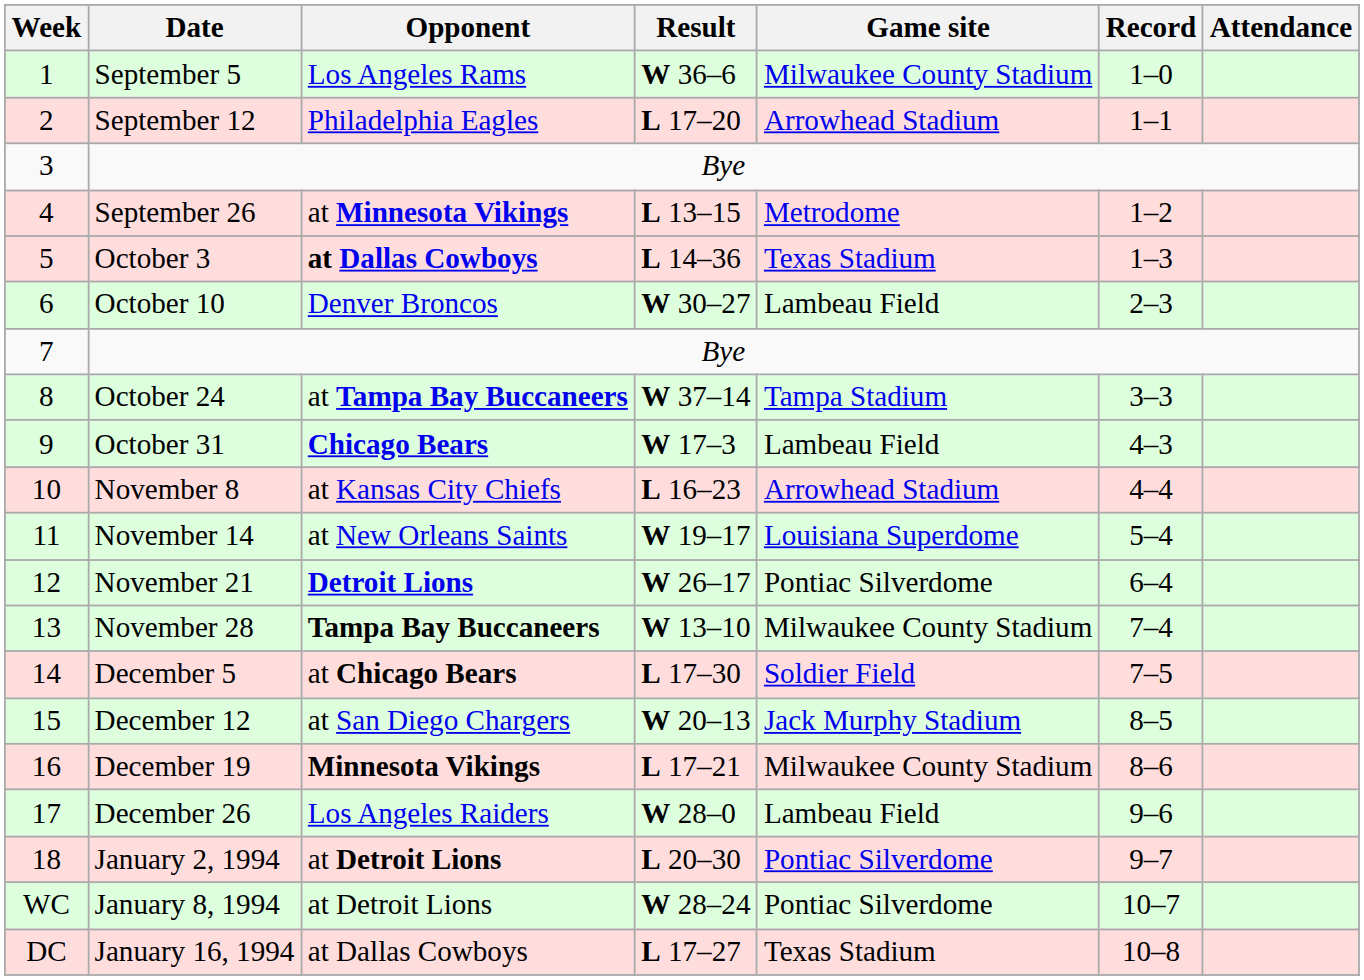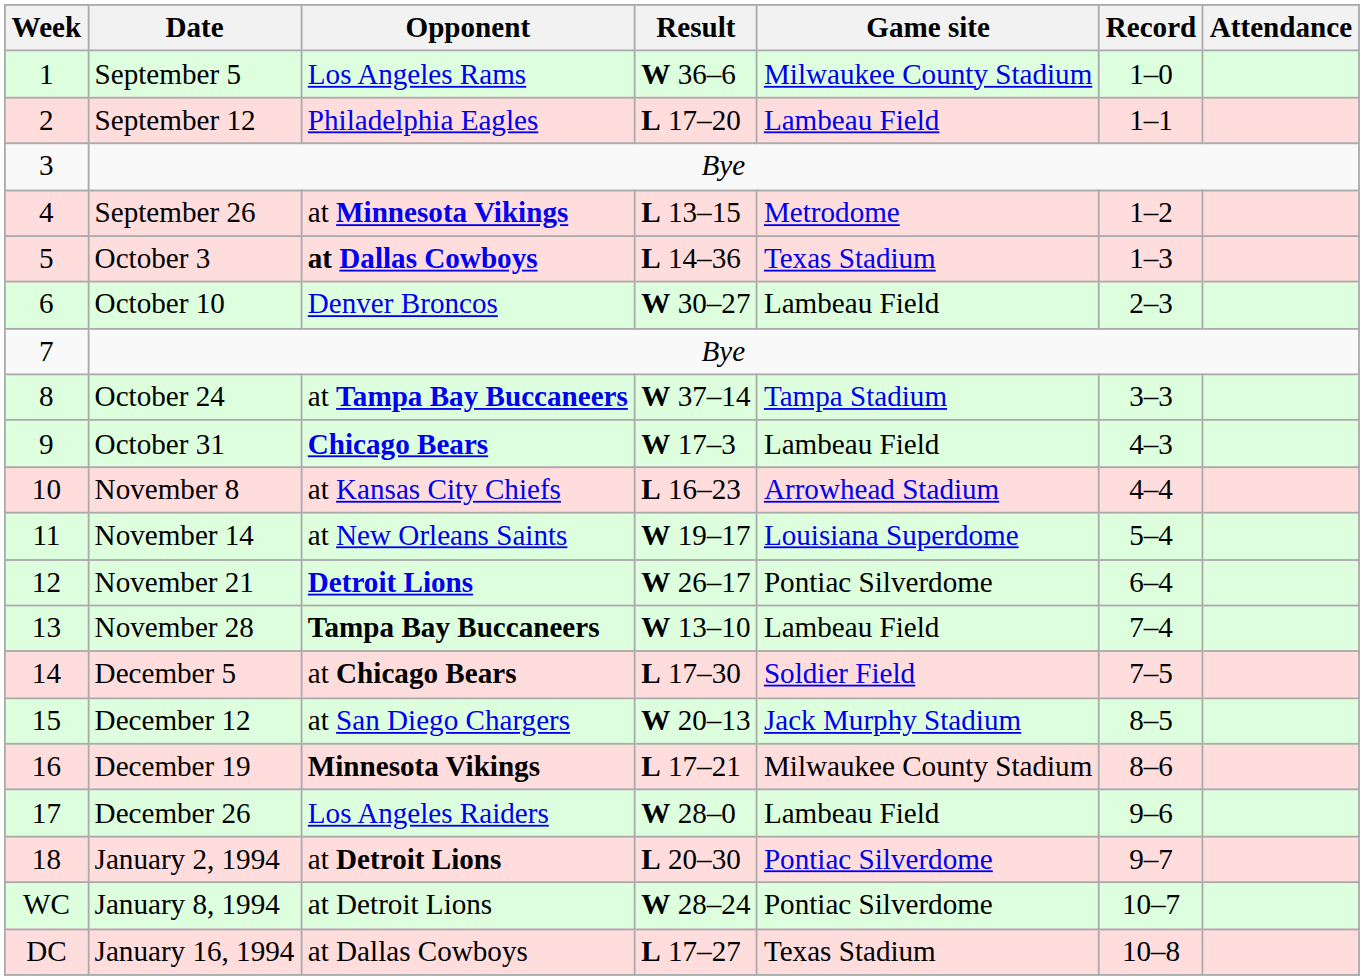(882, 119) Arrowhead Stadium -> (852, 119) Lambeau Field
(928, 627) Milwaukee County Stadium -> (852, 627) Lambeau Field
